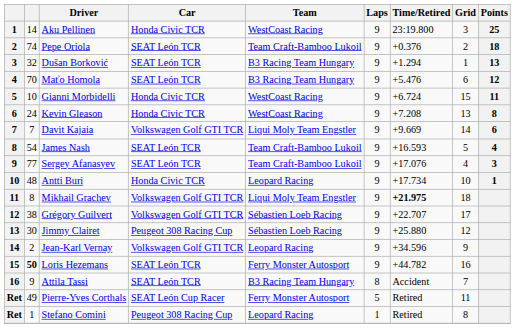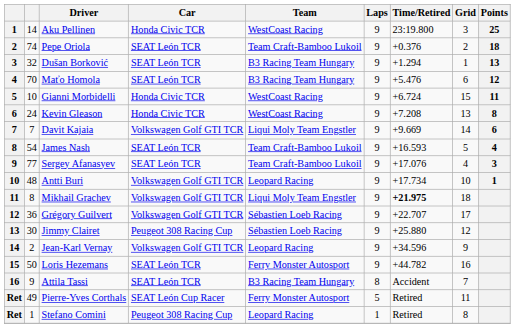(168, 181) Honda Civic TCR -> (187, 181) Volkswagen Golf GTI TCR
(32, 214) 38 -> (32, 214) 36
(32, 264) bold -> (32, 264) normal
